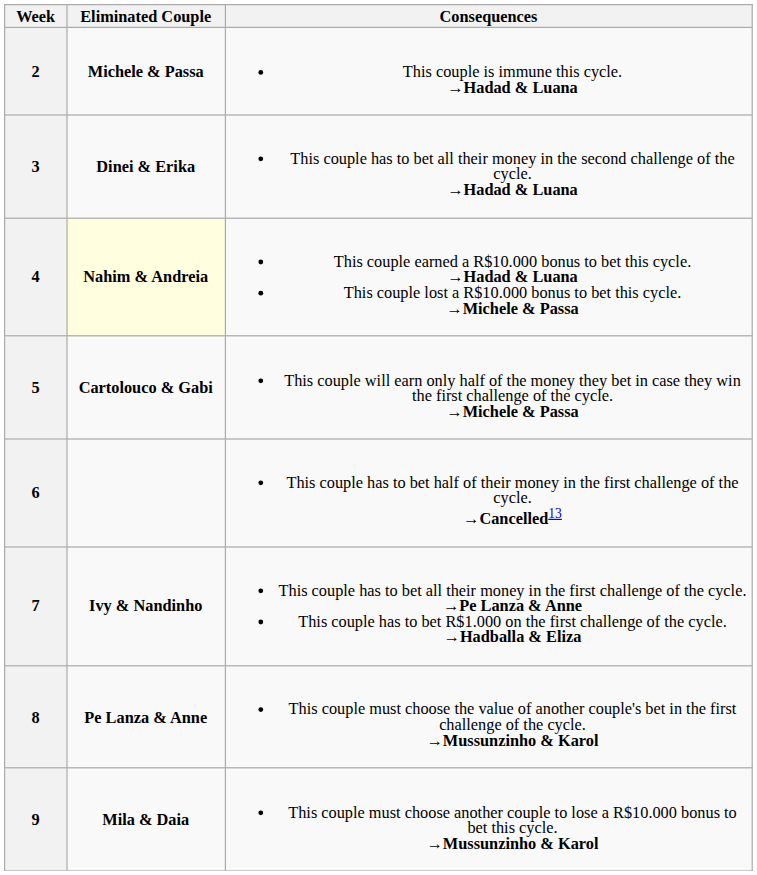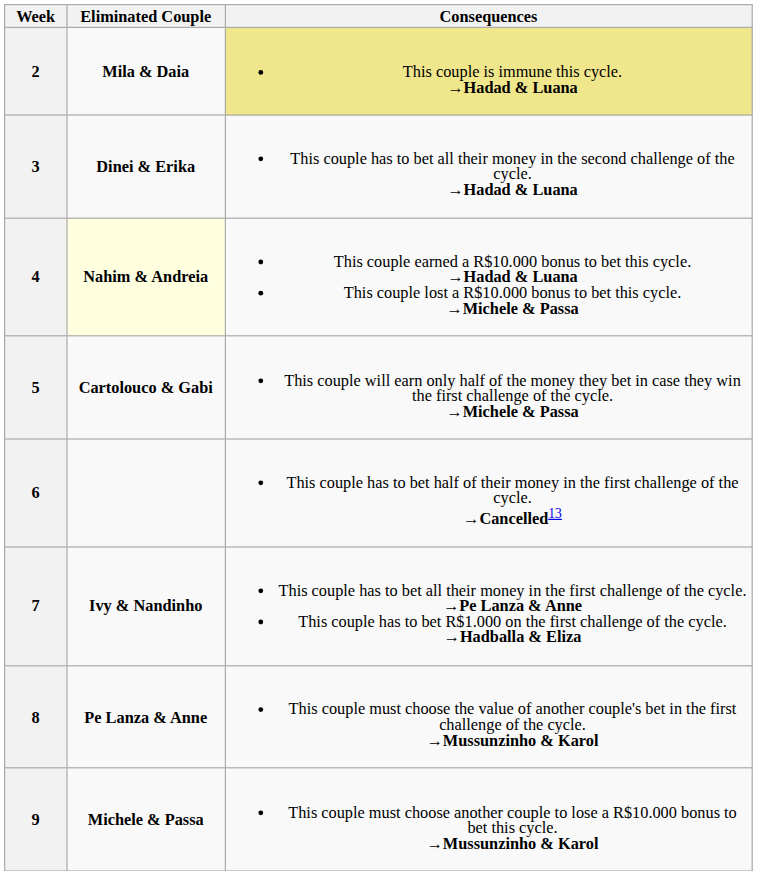(146, 71) Michele & Passa -> (146, 71) Mila & Daia
(489, 79) no background -> (489, 79) khaki background
(146, 819) Mila & Daia -> (146, 819) Michele & Passa
